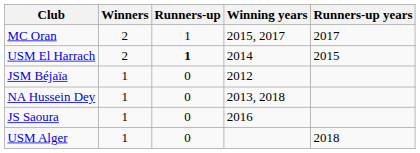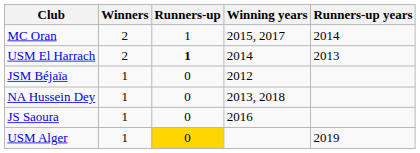(326, 35) 2017 -> (326, 35) 2014
(326, 55) 2015 -> (326, 55) 2013
(188, 138) no background -> (188, 138) gold background
(326, 138) 2018 -> (326, 138) 2019
